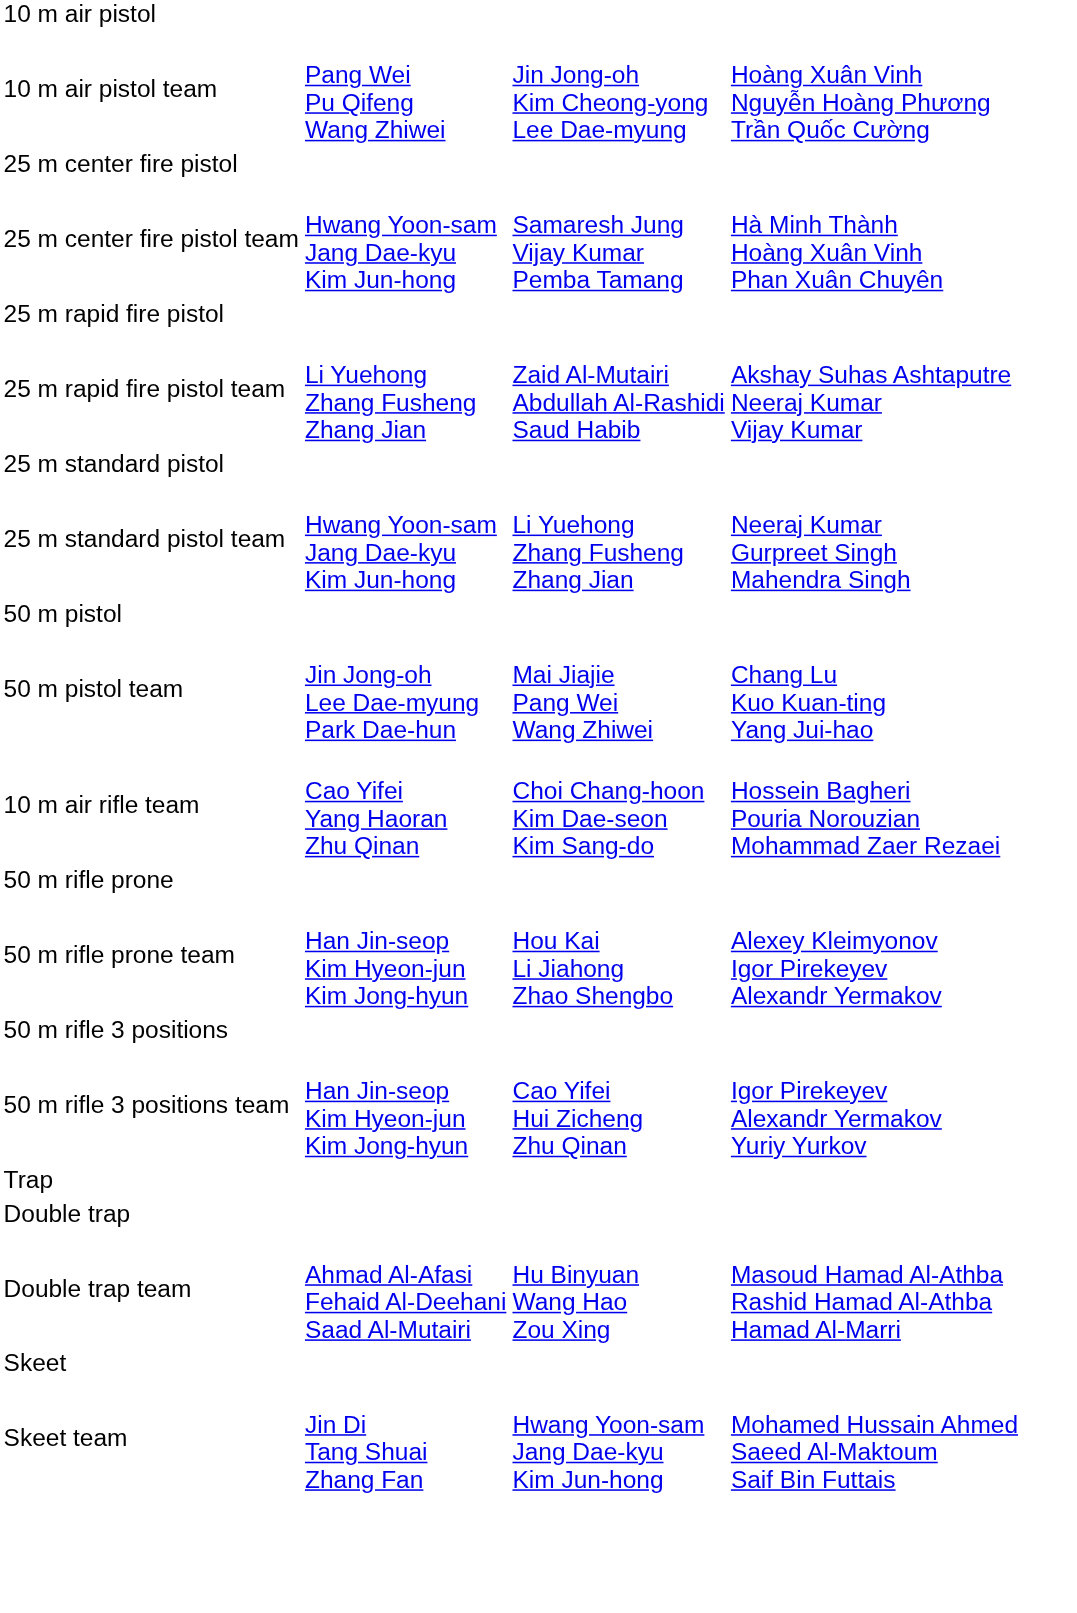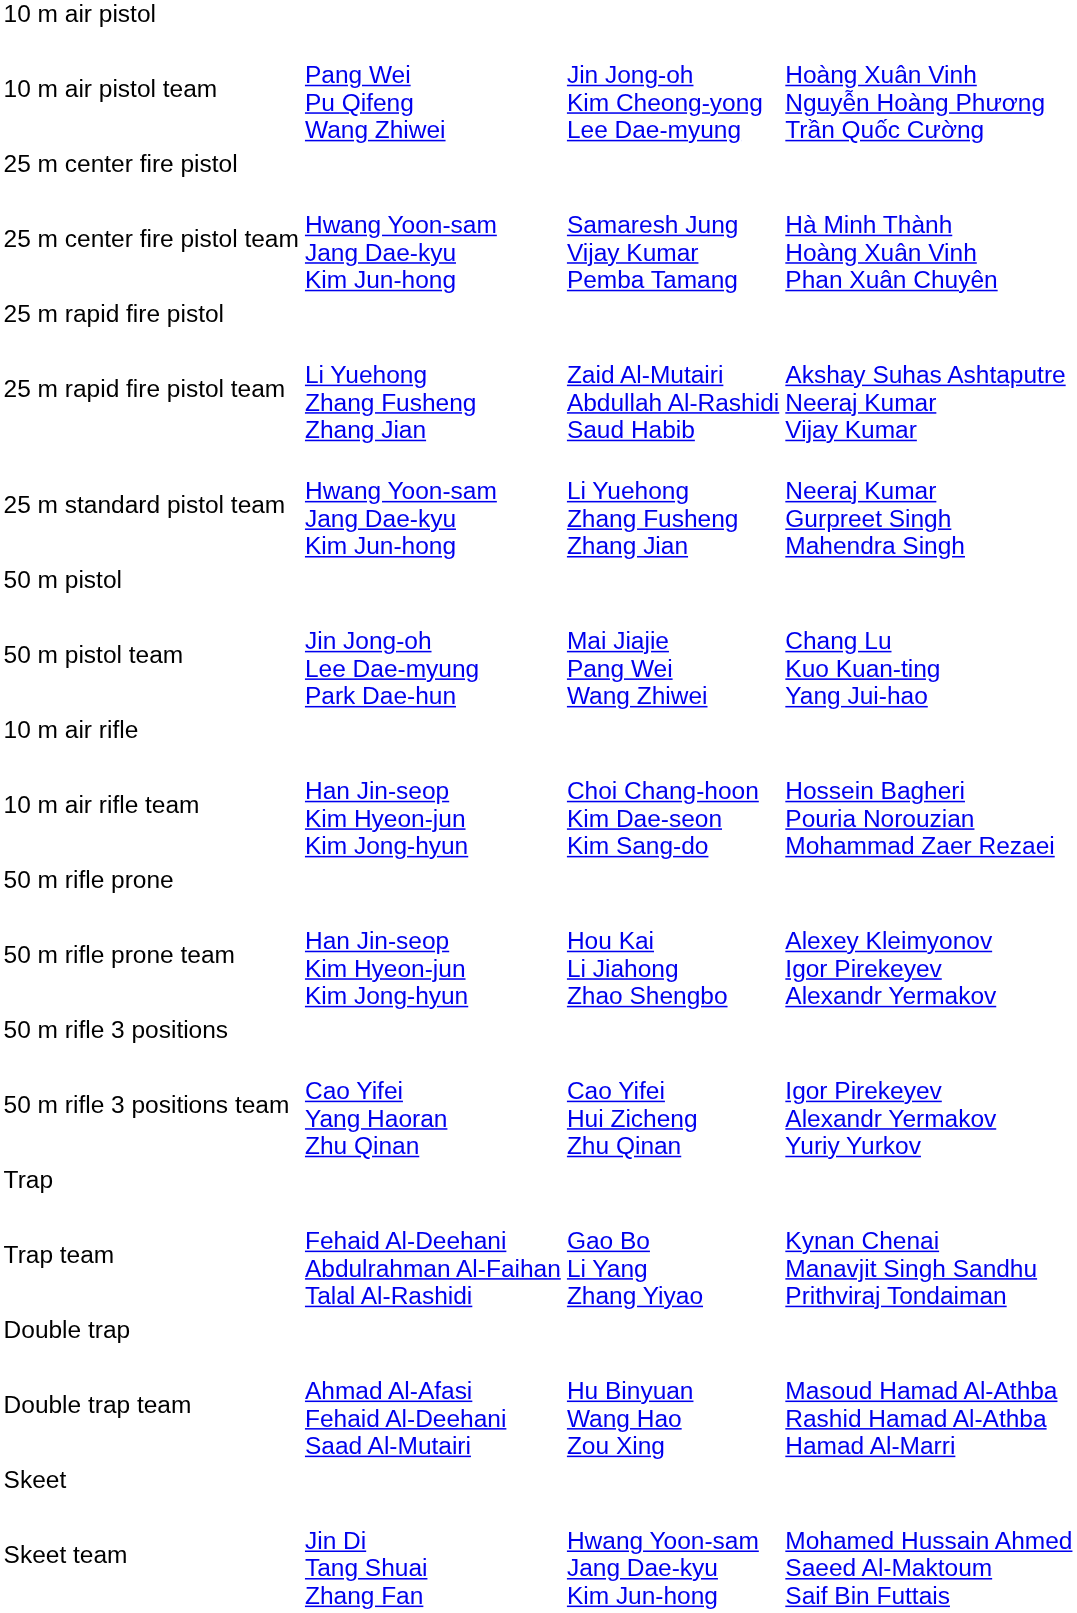- row: (114, 463)
+ row: (71, 730)
(376, 818) Cao Yifei Yang Haoran Zhu Qinan -> (387, 818) Han Jin-seop Kim Hyeon-jun Kim Jong-hyun
(387, 1118) Han Jin-seop Kim Hyeon-jun Kim Jong-hyun -> (376, 1118) Cao Yifei Yang Haoran Zhu Qinan
+ row: (59, 1254)
